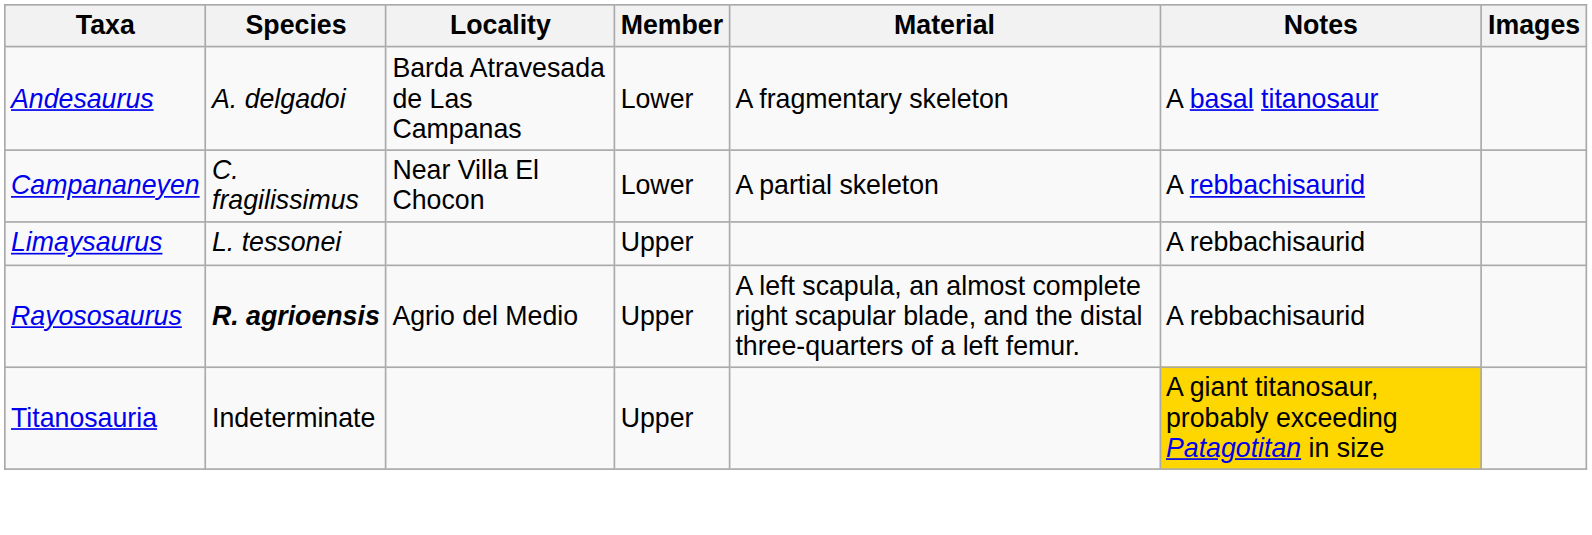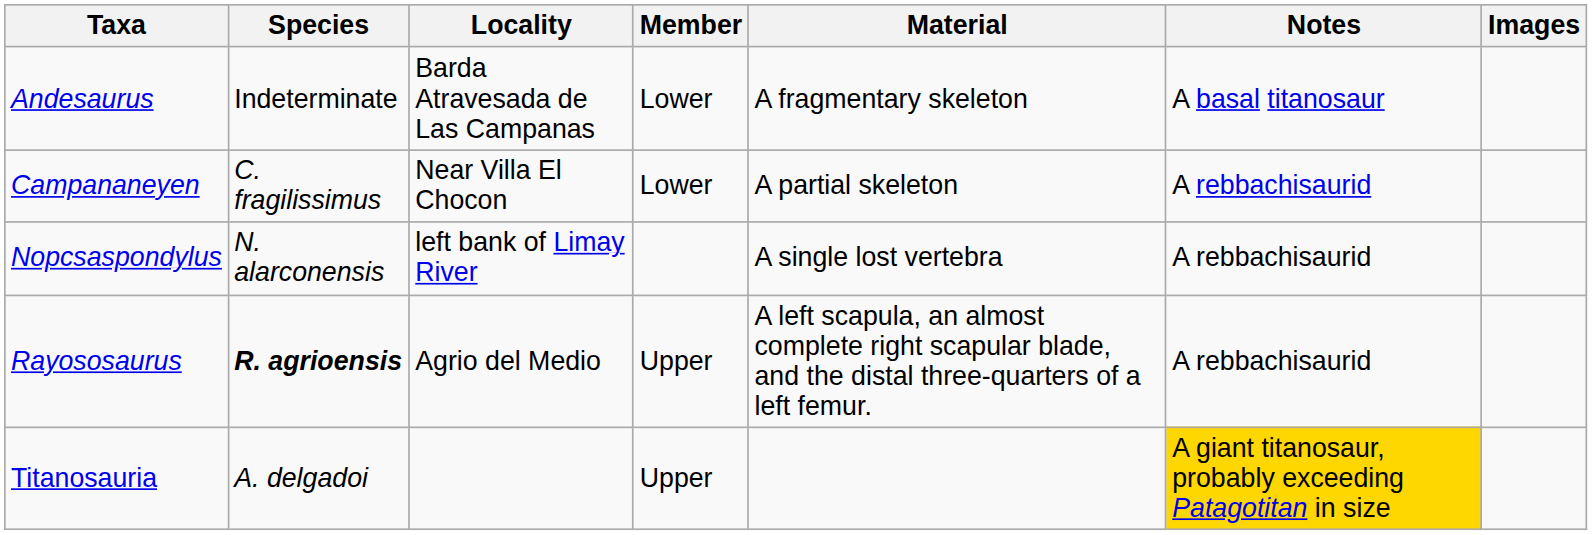(279, 98) A. delgadoi -> (316, 98) Indeterminate
- row: (87, 242)
+ row: (116, 258)
(294, 417) Indeterminate -> (301, 478) A. delgadoi
